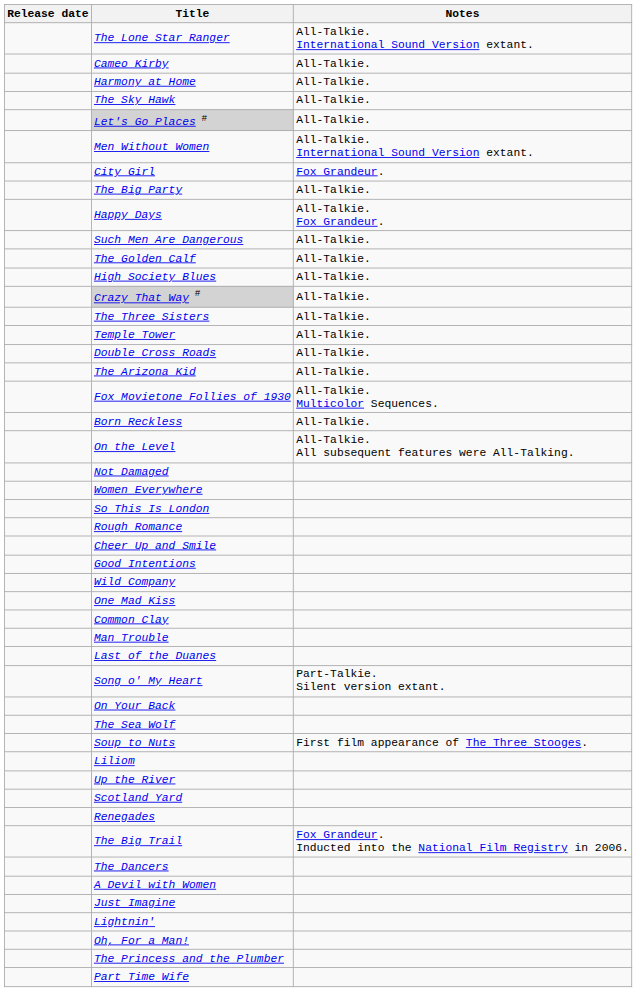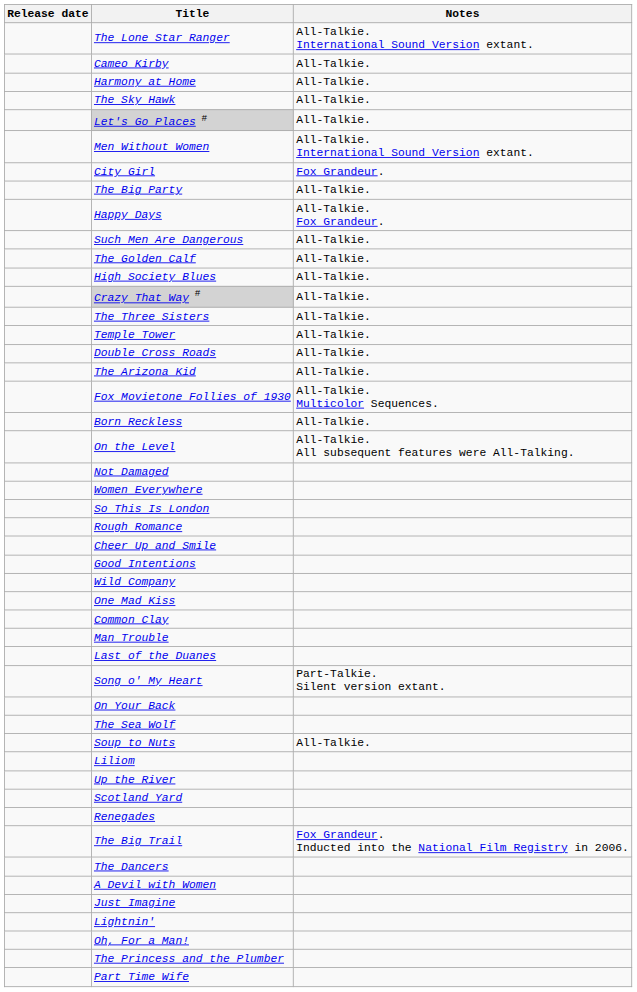(442, 743) First film appearance of The Three Stooges. -> (334, 743) All-Talkie.
